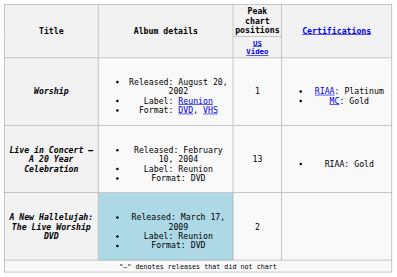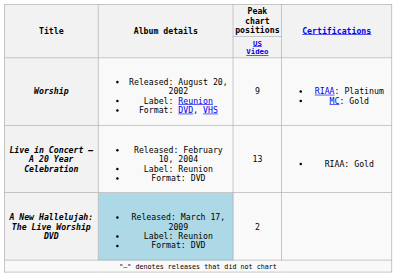(257, 92) 1 -> (257, 92) 9
